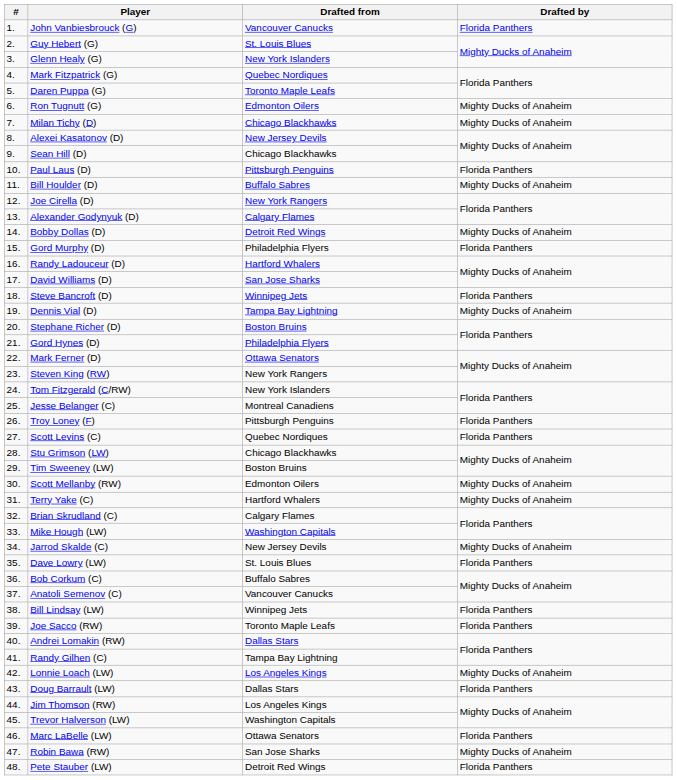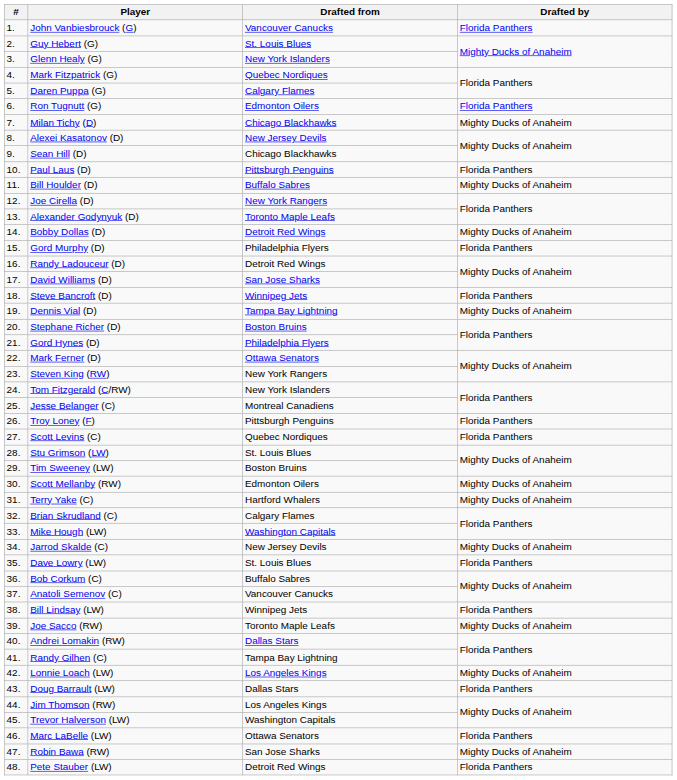(290, 91) Toronto Maple Leafs -> (280, 91) Calgary Flames
(516, 106) Mighty Ducks of Anaheim -> (496, 106) Florida Panthers
(280, 216) Calgary Flames -> (290, 216) Toronto Maple Leafs
(282, 264) Hartford Whalers -> (285, 264) Detroit Red Wings
(291, 452) Chicago Blackhawks -> (278, 452) St. Louis Blues
(496, 625) Florida Panthers -> (516, 625) Mighty Ducks of Anaheim
